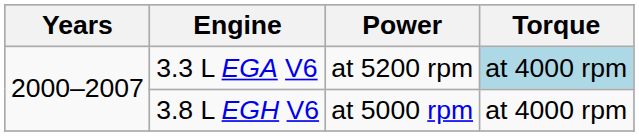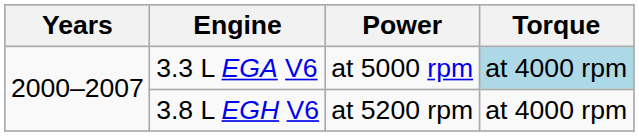(402, 67) at 5200 rpm -> (402, 67) at 5000 rpm
(402, 109) at 5000 rpm -> (402, 109) at 5200 rpm
